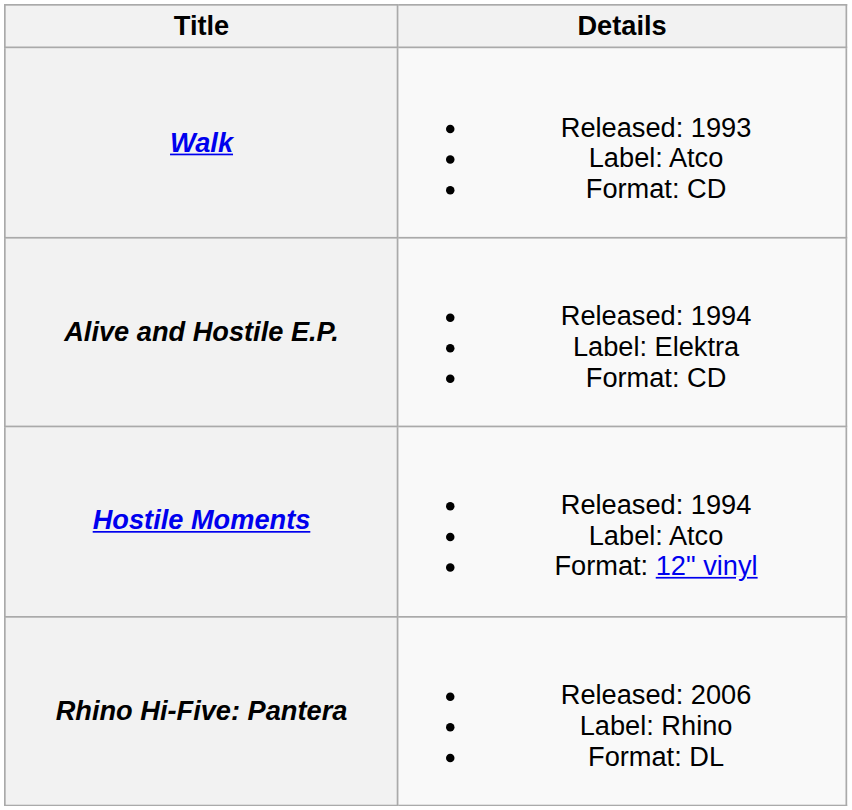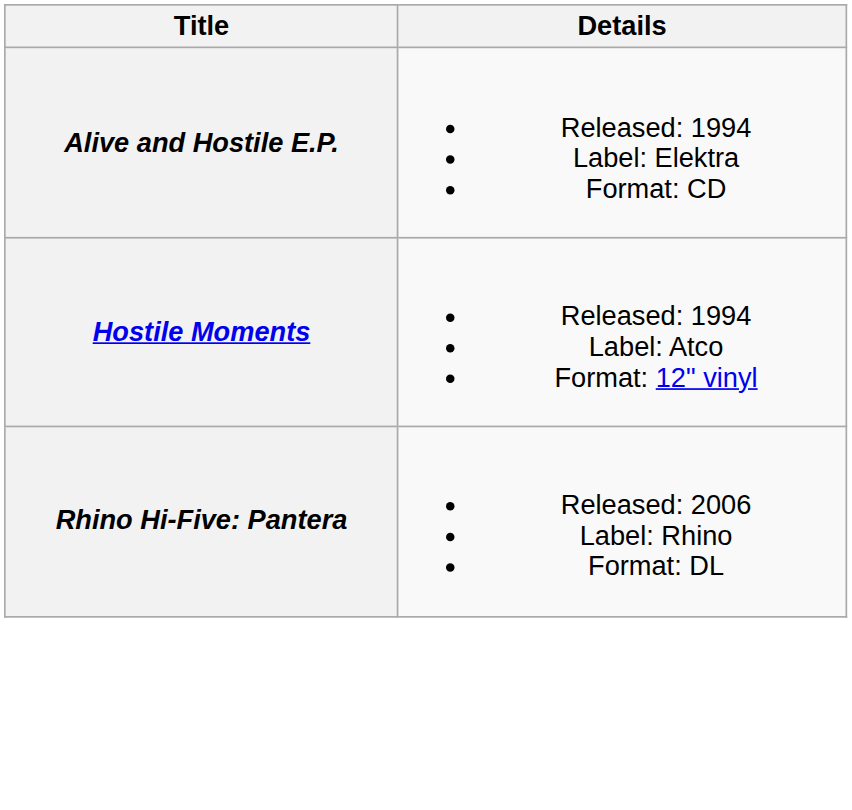- row: (202, 142)
